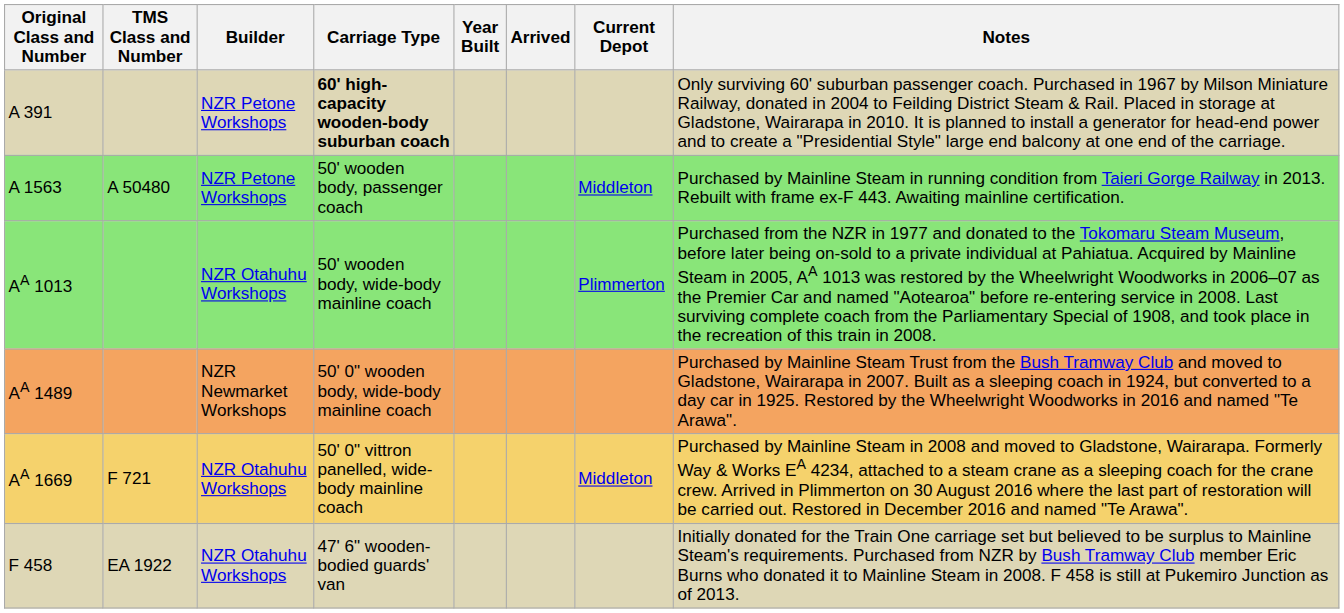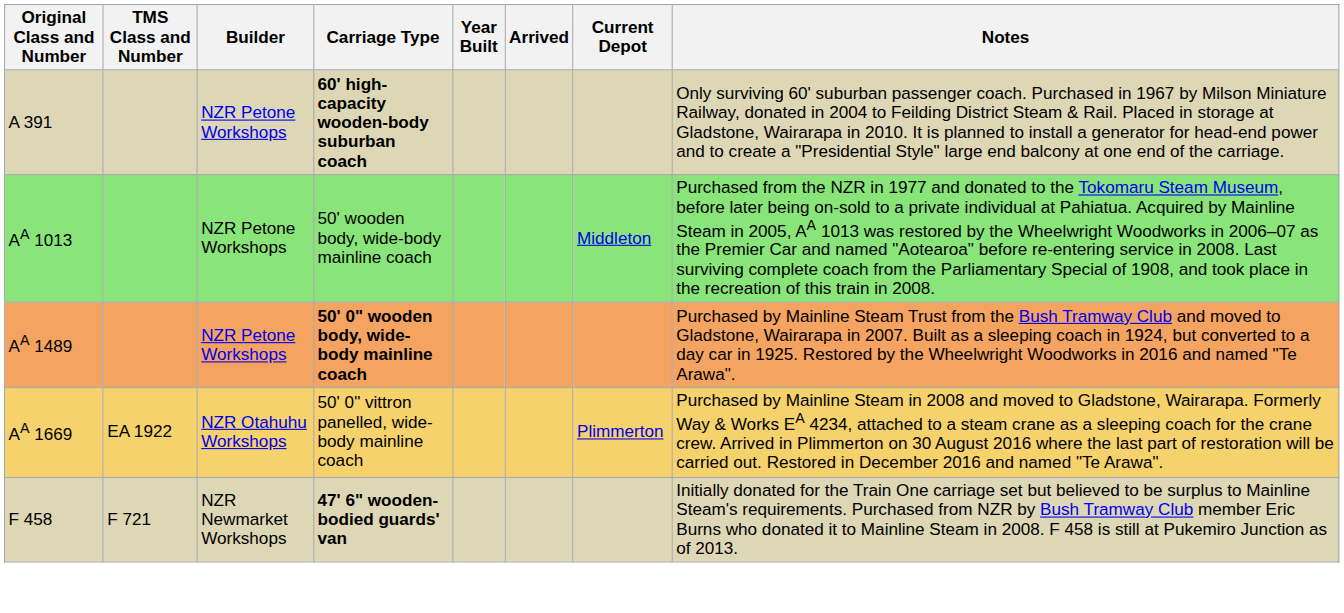- row: (35, 187)
(254, 284) NZR Otahuhu Workshops -> (248, 238) NZR Petone Workshops
(622, 284) Plimmerton -> (614, 238) Middleton
(244, 391) NZR Newmarket Workshops -> (248, 344) NZR Petone Workshops
(379, 391) normal -> (375, 344) bold
(129, 478) F 721 -> (140, 432) EA 1922
(615, 478) Middleton -> (620, 432) Plimmerton
(140, 565) EA 1922 -> (129, 519) F 721
(254, 565) NZR Otahuhu Workshops -> (244, 519) NZR Newmarket Workshops
(374, 565) normal -> (379, 519) bold
